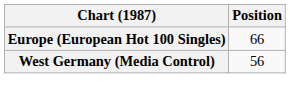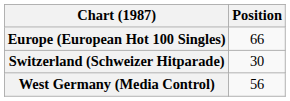+ row: (117, 61)
